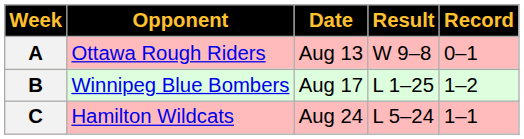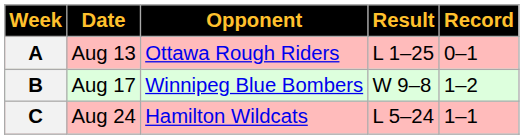columns swapped: (331, 20) <-> (180, 20)
(402, 52) W 9–8 -> (403, 52) L 1–25
(403, 85) L 1–25 -> (402, 85) W 9–8
